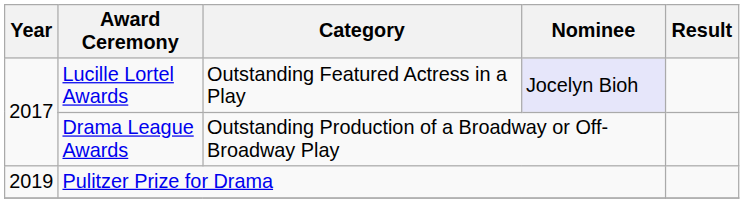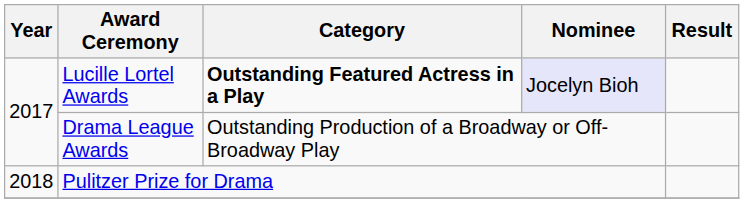(357, 85) normal -> (360, 85) bold
(31, 181) 2019 -> (31, 181) 2018
